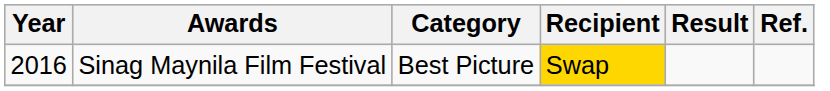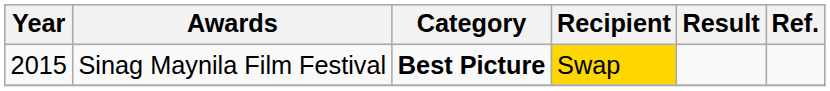(39, 64) 2016 -> (39, 64) 2015
(466, 64) normal -> (472, 64) bold
